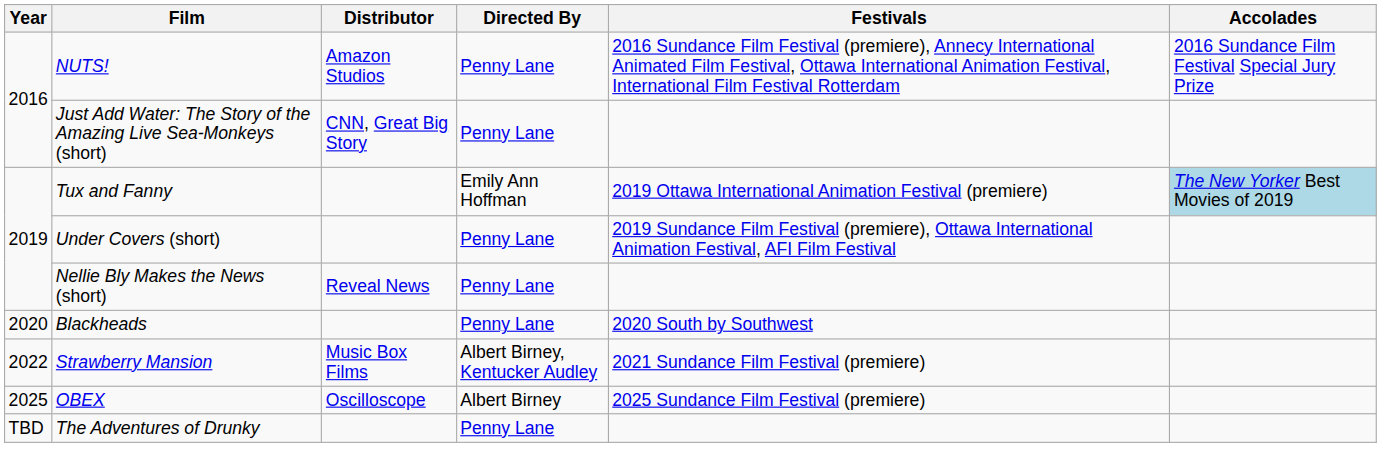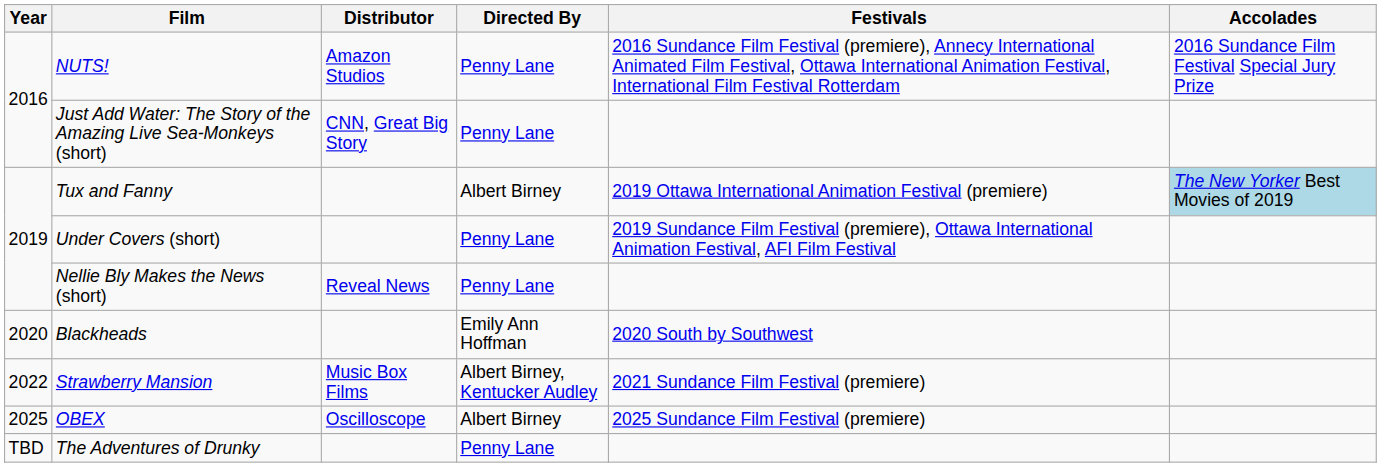(499, 191) Emily Ann Hoffman -> (511, 191) Albert Birney
(507, 324) Penny Lane -> (499, 334) Emily Ann Hoffman
